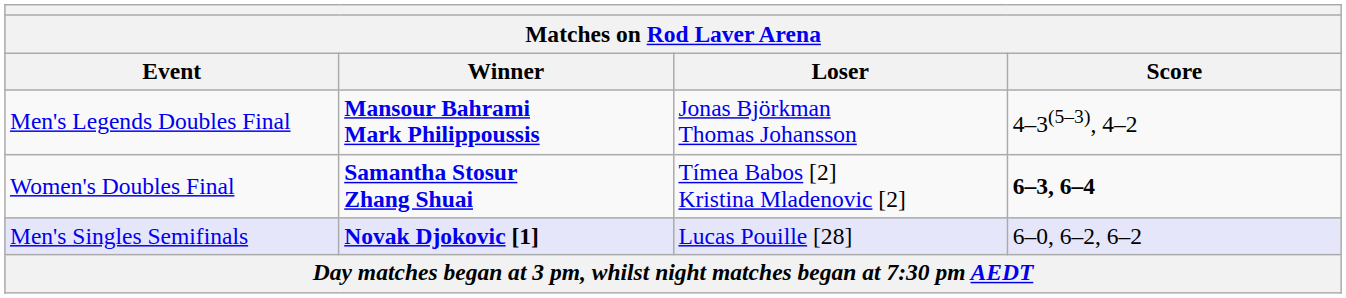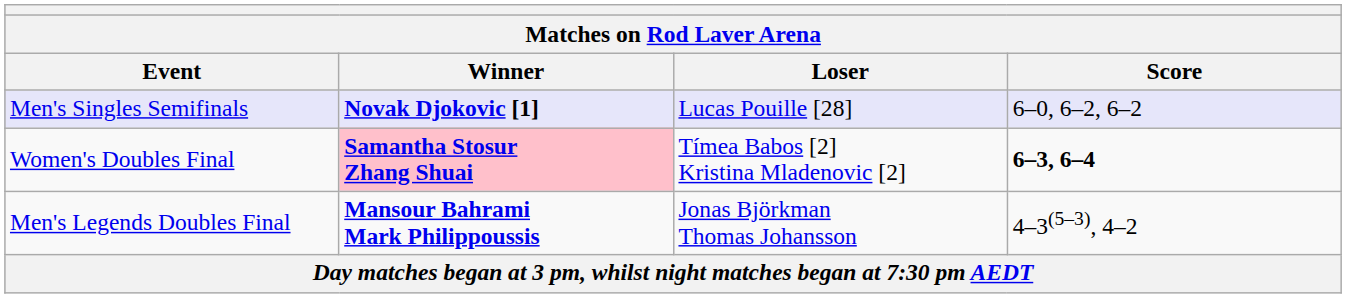rows swapped: (150, 121) <-> (129, 236)
(431, 185) no background -> (431, 159) pink background
